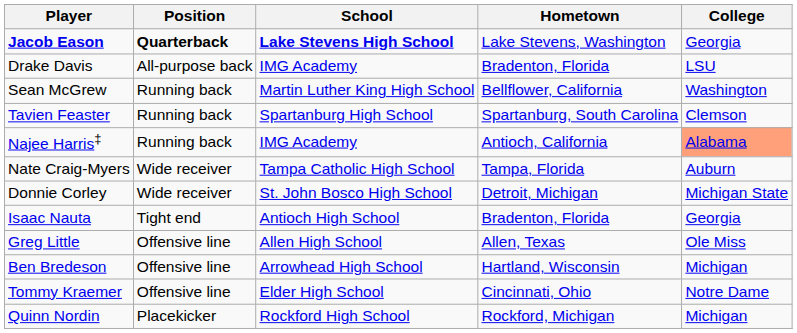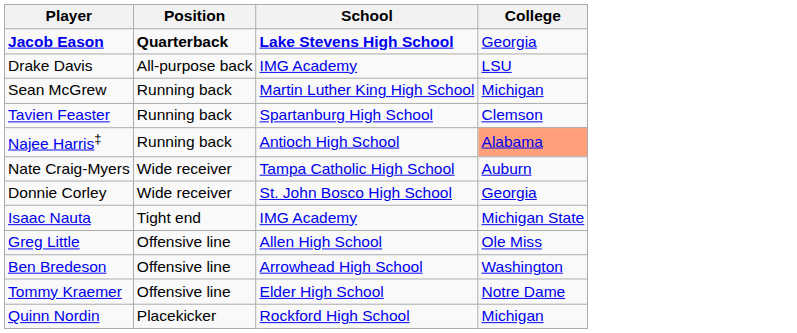- column: (580, 16)
(726, 90) Washington -> (513, 90) Michigan
(308, 141) IMG Academy -> (329, 141) Antioch High School
(737, 193) Michigan State -> (509, 193) Georgia
(329, 217) Antioch High School -> (308, 217) IMG Academy
(713, 217) Georgia -> (533, 217) Michigan State
(716, 267) Michigan -> (522, 267) Washington
